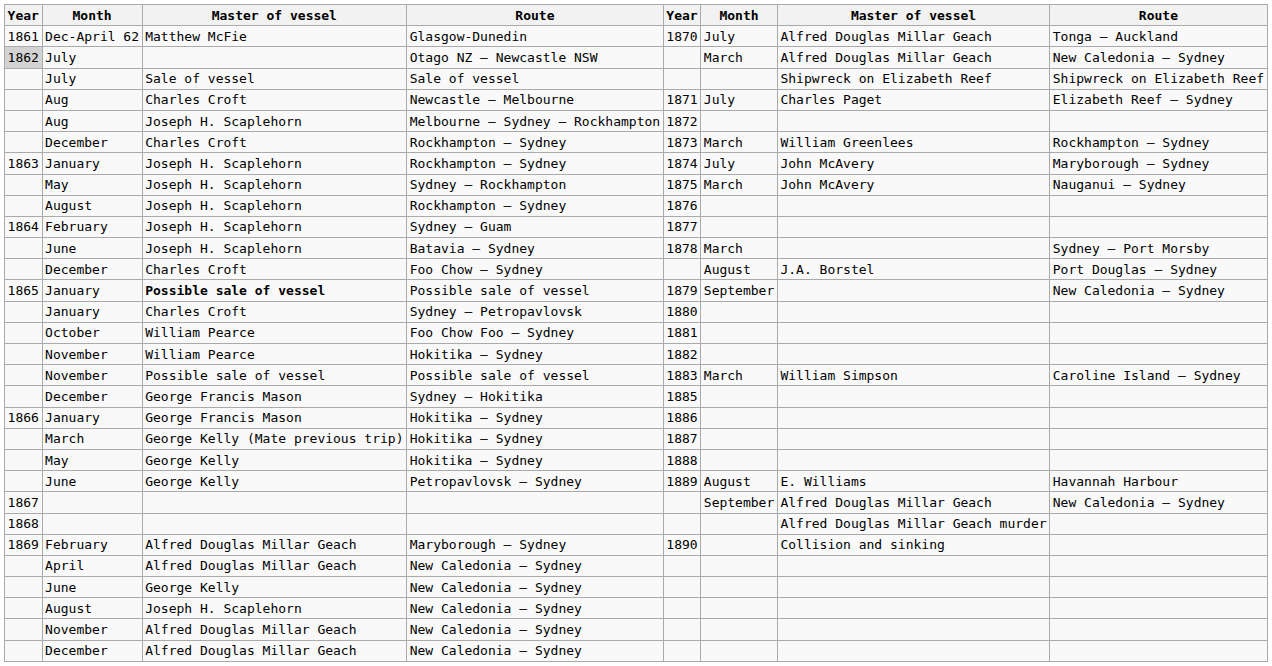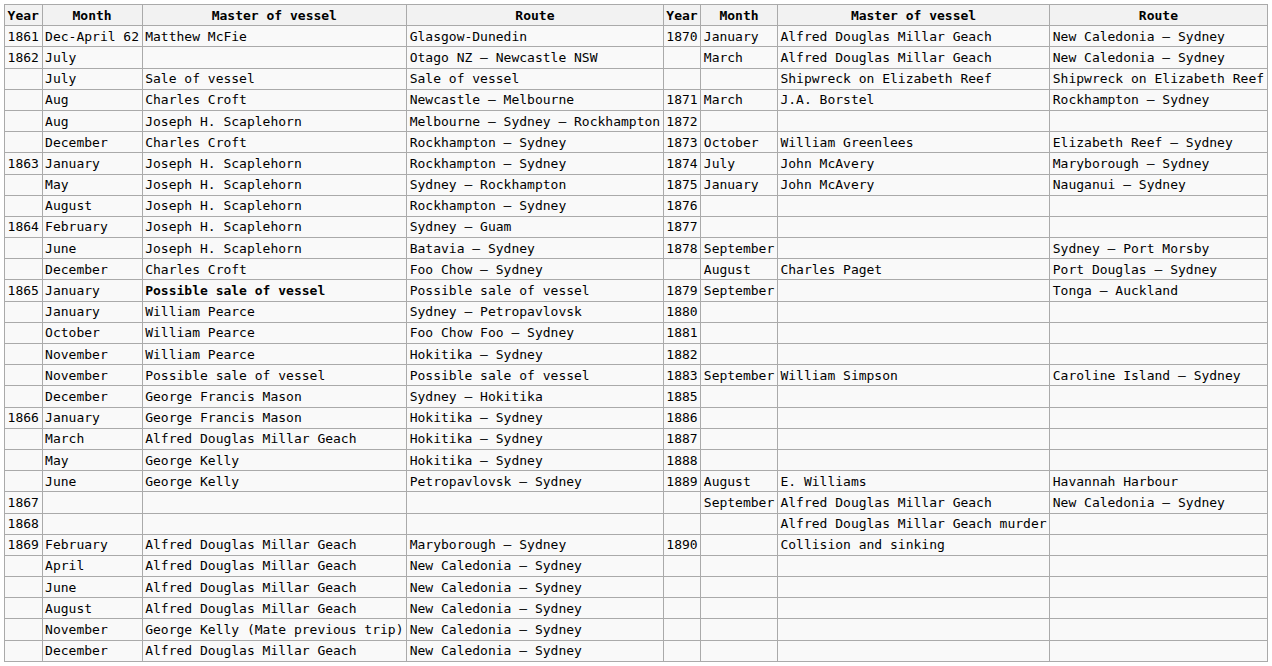(719, 36) July -> (731, 36) January
(1115, 36) Tonga – Auckland -> (1139, 36) New Caledonia – Sydney
(23, 57) lightgrey background -> (23, 57) no background
(719, 100) July -> (723, 100) March
(831, 100) Charles Paget -> (827, 100) J.A. Borstel
(1143, 100) Elizabeth Reef – Sydney -> (1131, 100) Rockhampton – Sydney
(723, 142) March -> (731, 142) October
(1131, 142) Rockhampton – Sydney -> (1143, 142) Elizabeth Reef – Sydney
(723, 185) March -> (731, 185) January
(723, 248) March -> (739, 248) September
(827, 269) J.A. Borstel -> (831, 269) Charles Paget
(1139, 291) New Caledonia – Sydney -> (1115, 291) Tonga – Auckland
(196, 312) Charles Croft -> (200, 312) William Pearce
(723, 375) March -> (739, 375) September
(274, 439) George Kelly (Mate previous trip) -> (251, 439) Alfred Douglas Millar Geach
(192, 587) George Kelly -> (251, 587) Alfred Douglas Millar Geach
(223, 608) Joseph H. Scaplehorn -> (251, 608) Alfred Douglas Millar Geach
(251, 630) Alfred Douglas Millar Geach -> (274, 630) George Kelly (Mate previous trip)
